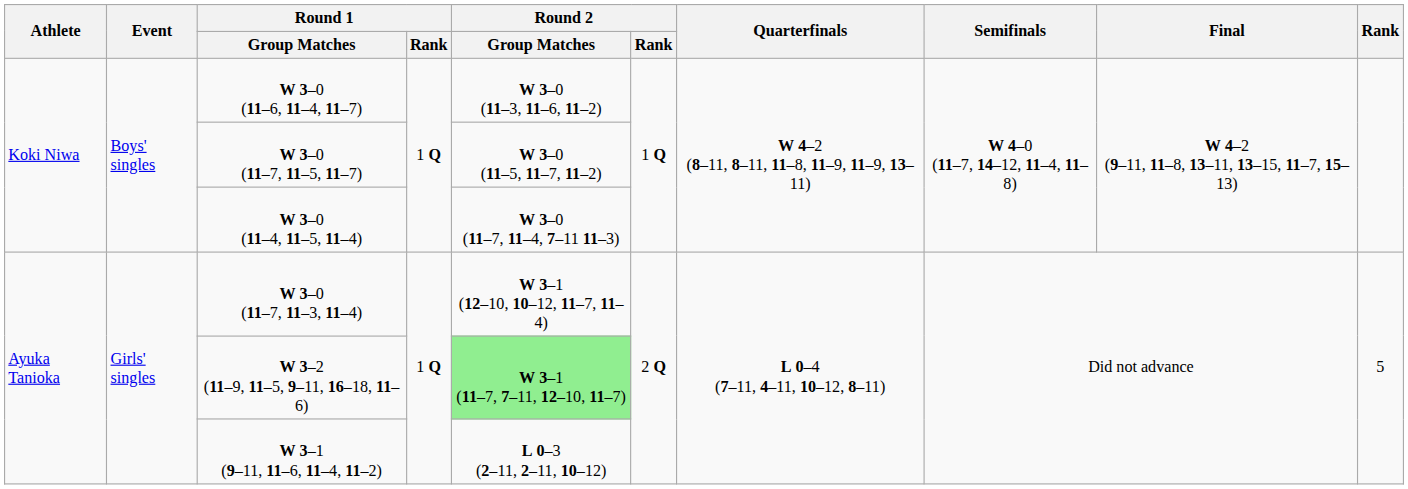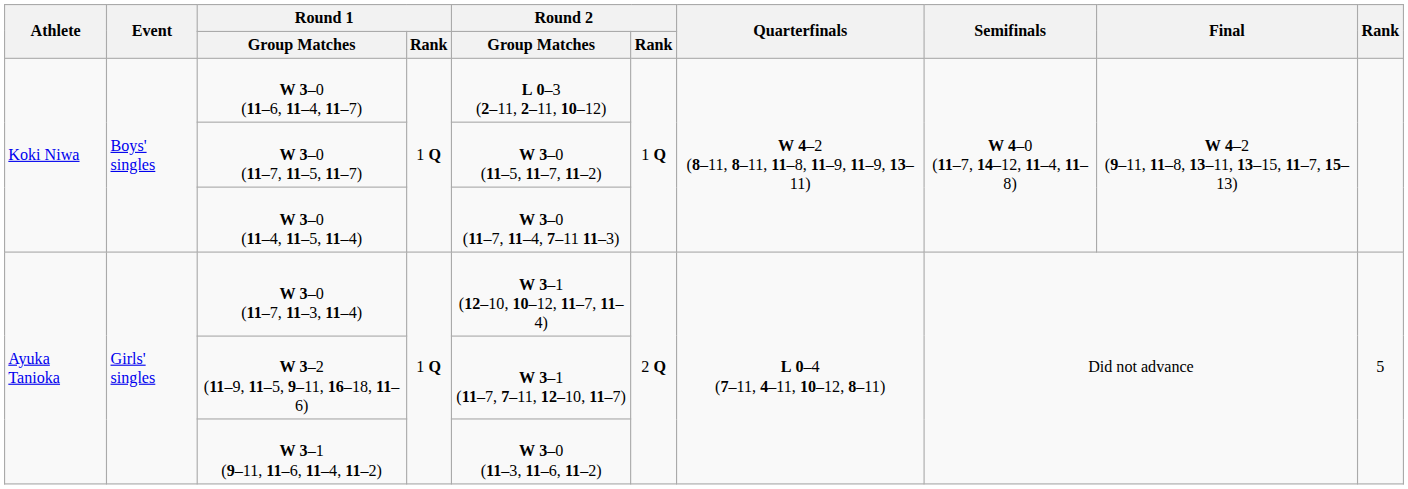(541, 99) W 3–0 (11–3, 11–6, 11–2) -> (541, 99) L 0–3 (2–11, 2–11, 10–12)
(541, 387) lightgreen background -> (541, 387) no background
(541, 461) L 0–3 (2–11, 2–11, 10–12) -> (541, 461) W 3–0 (11–3, 11–6, 11–2)
